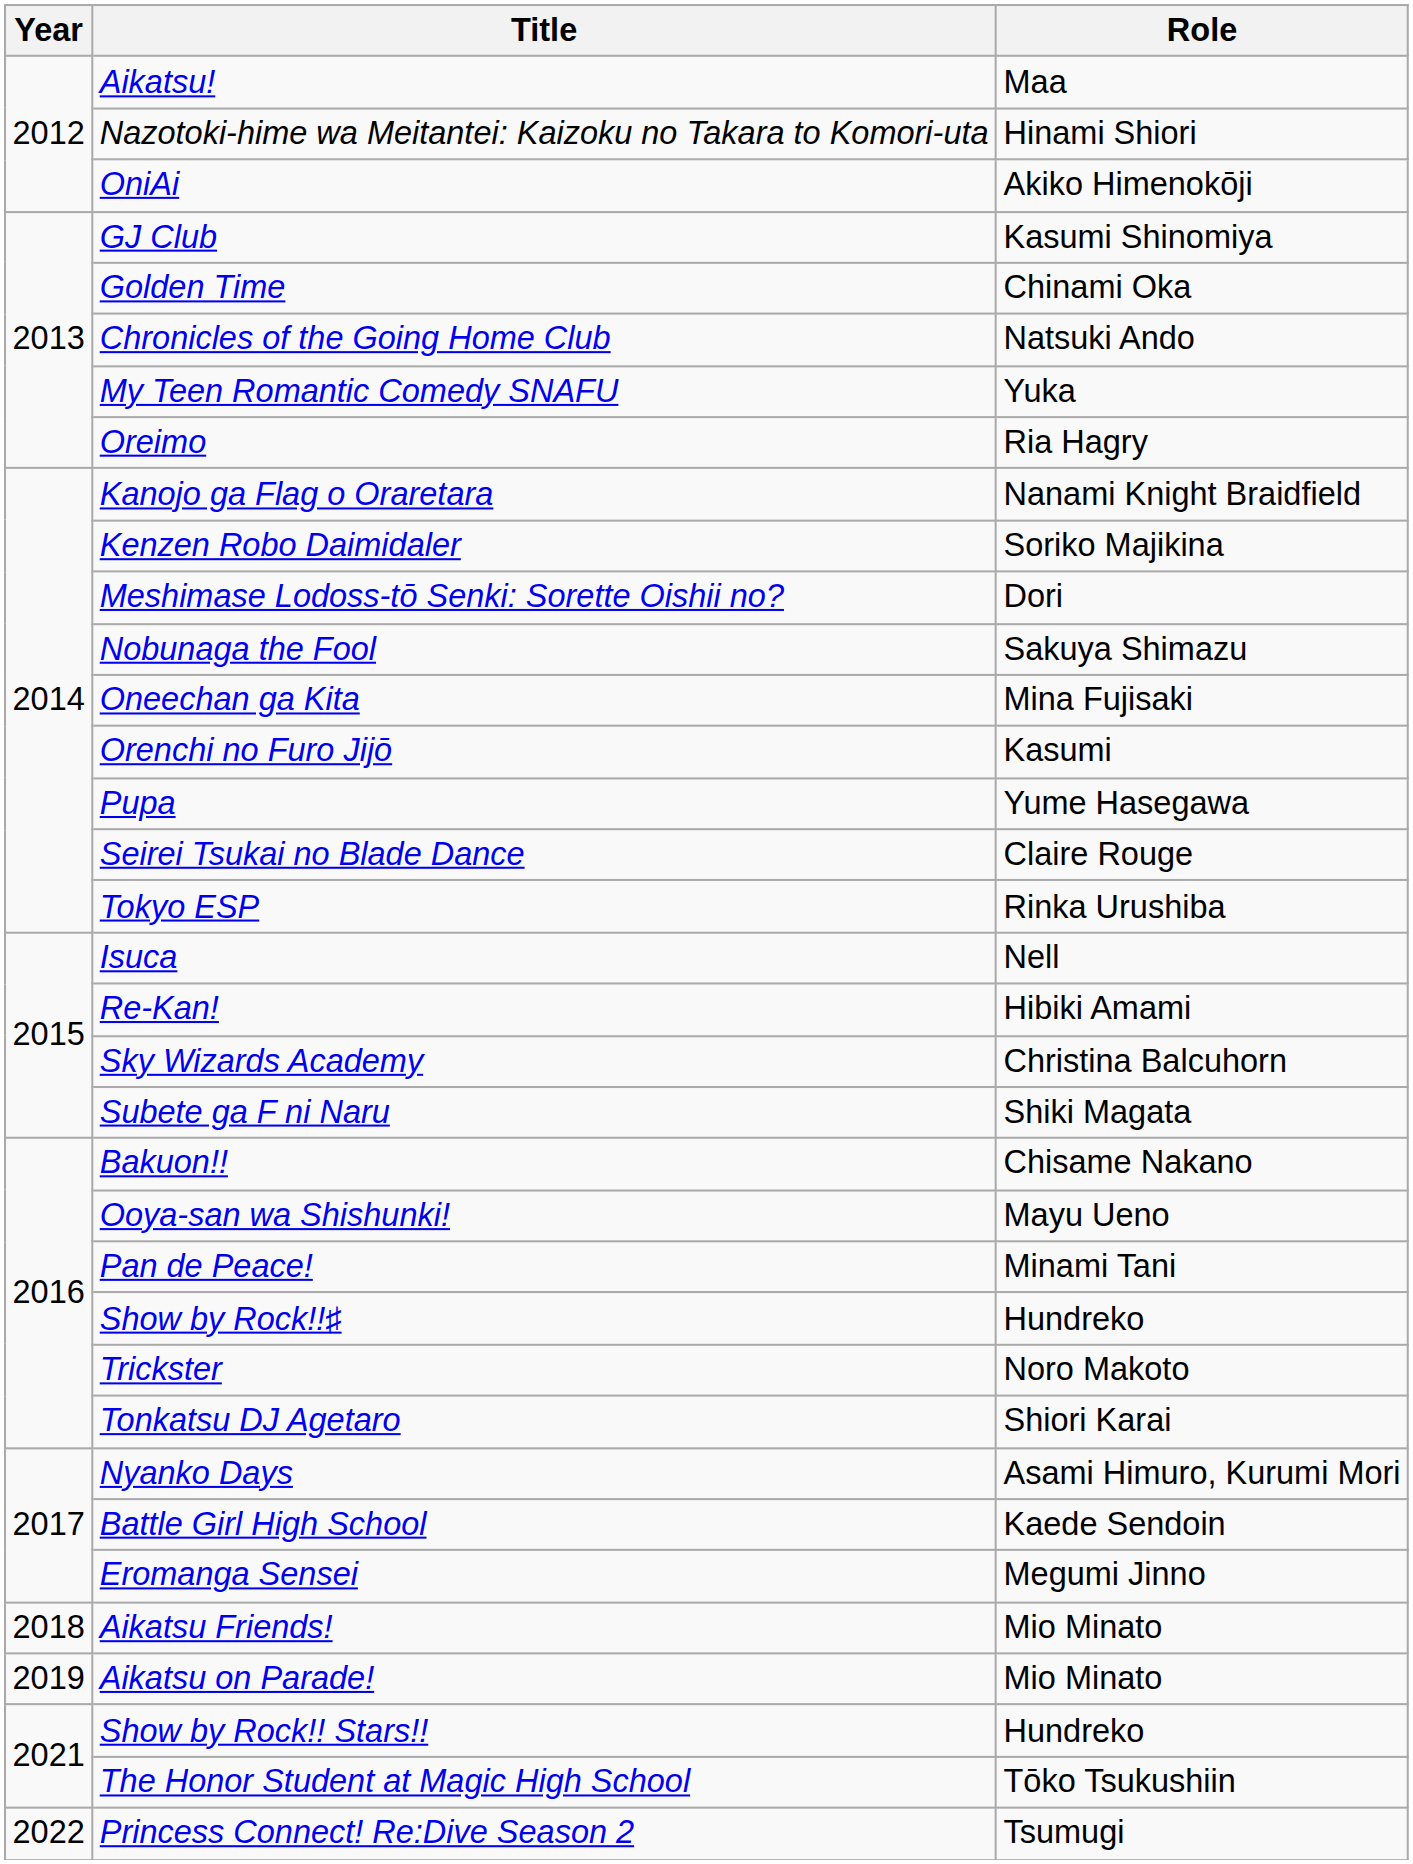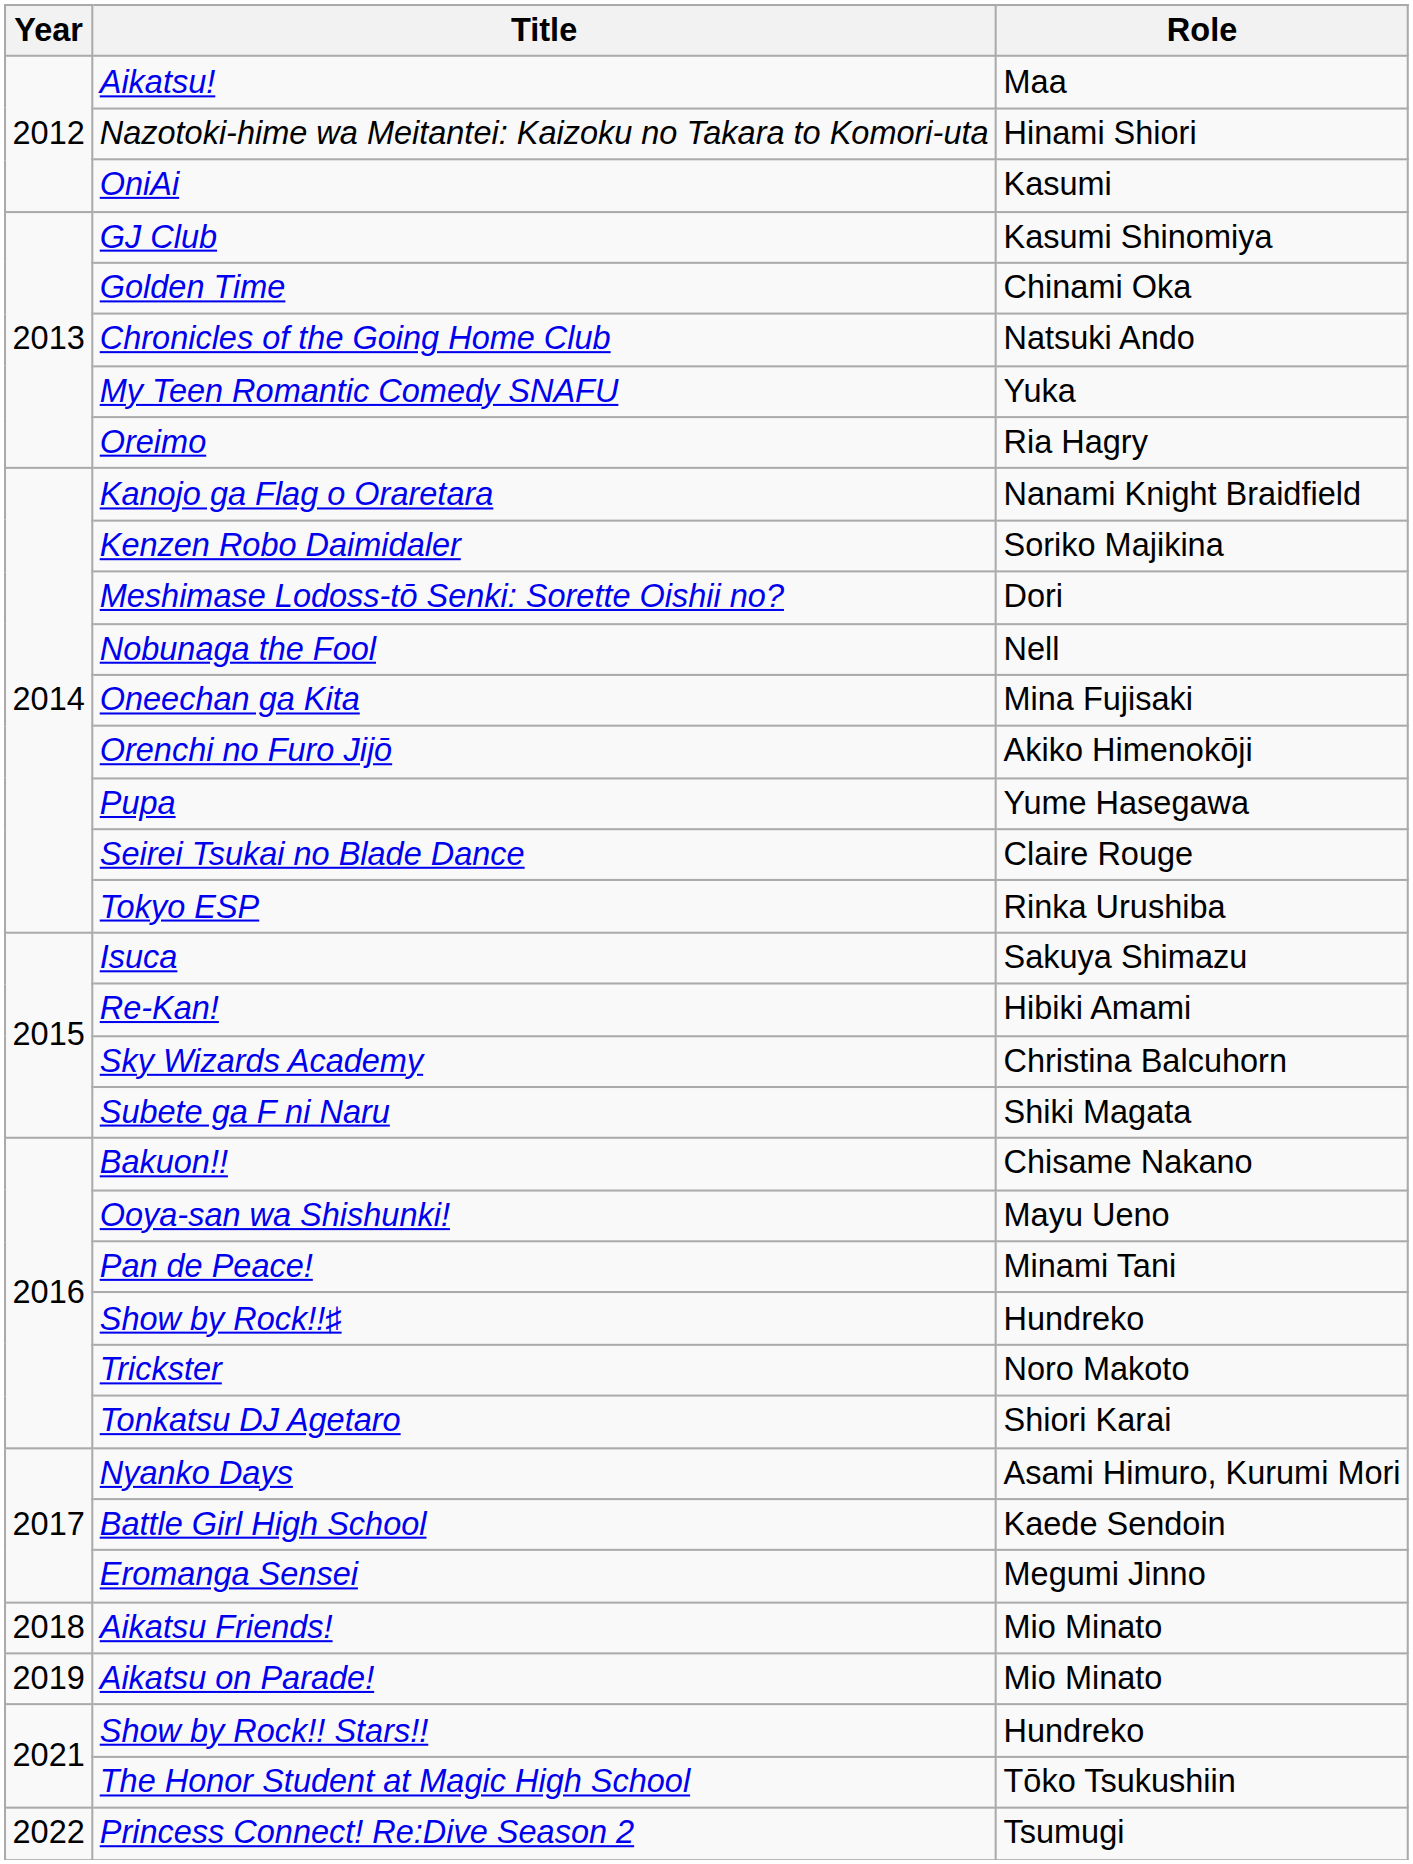(1128, 184) Akiko Himenokōji -> (1058, 184) Kasumi
(1125, 648) Sakuya Shimazu -> (1031, 648) Nell
(1058, 751) Kasumi -> (1128, 751) Akiko Himenokōji
(1031, 957) Nell -> (1125, 957) Sakuya Shimazu
